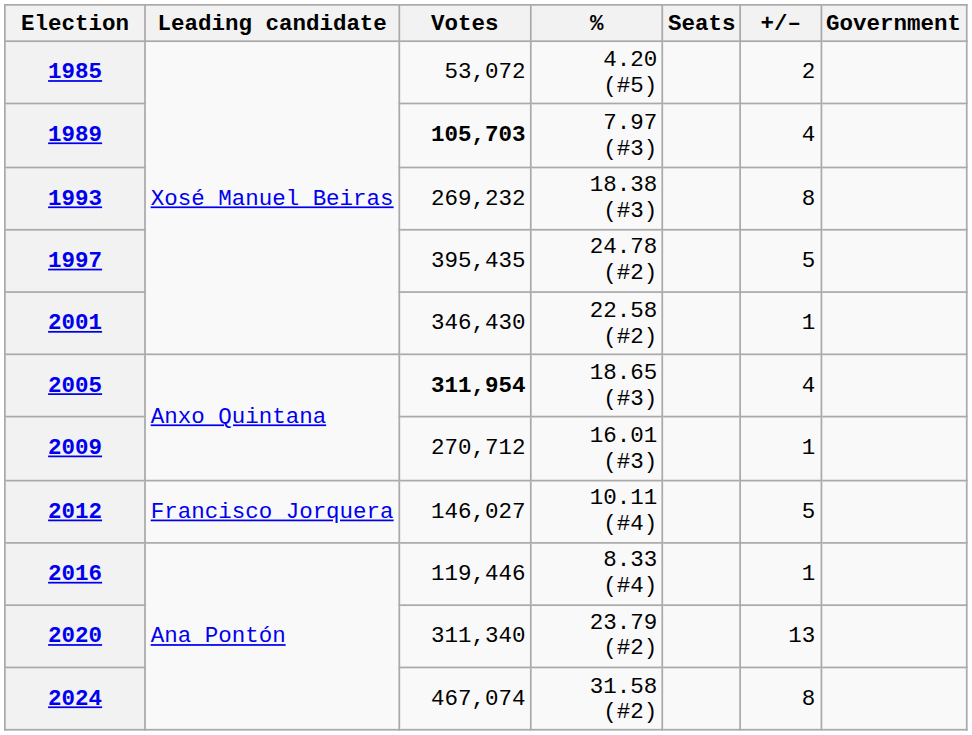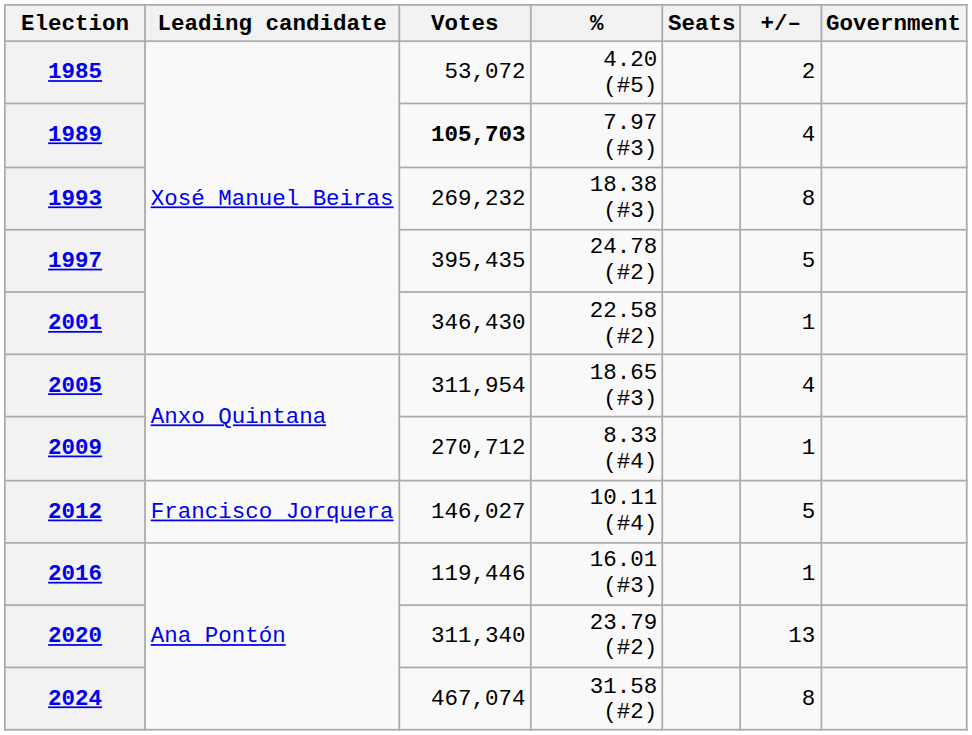(478, 386) bold -> (478, 386) normal
(623, 448) 16.01 (#3) -> (630, 448) 8.33 (#4)
(630, 574) 8.33 (#4) -> (623, 574) 16.01 (#3)
